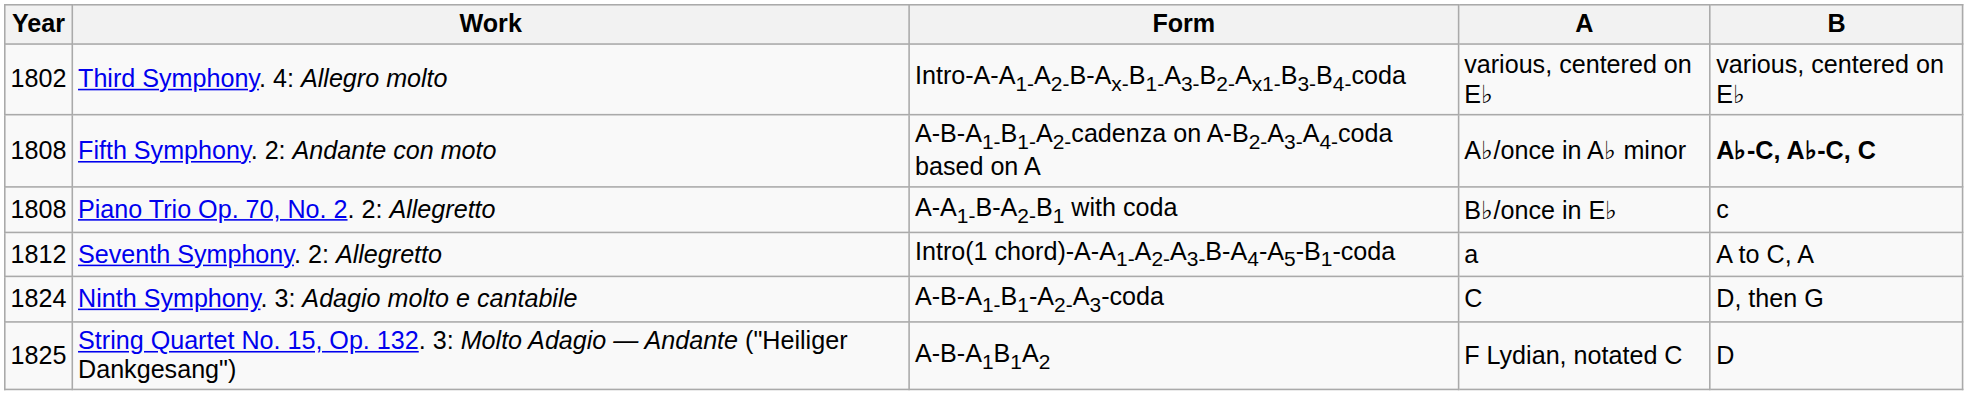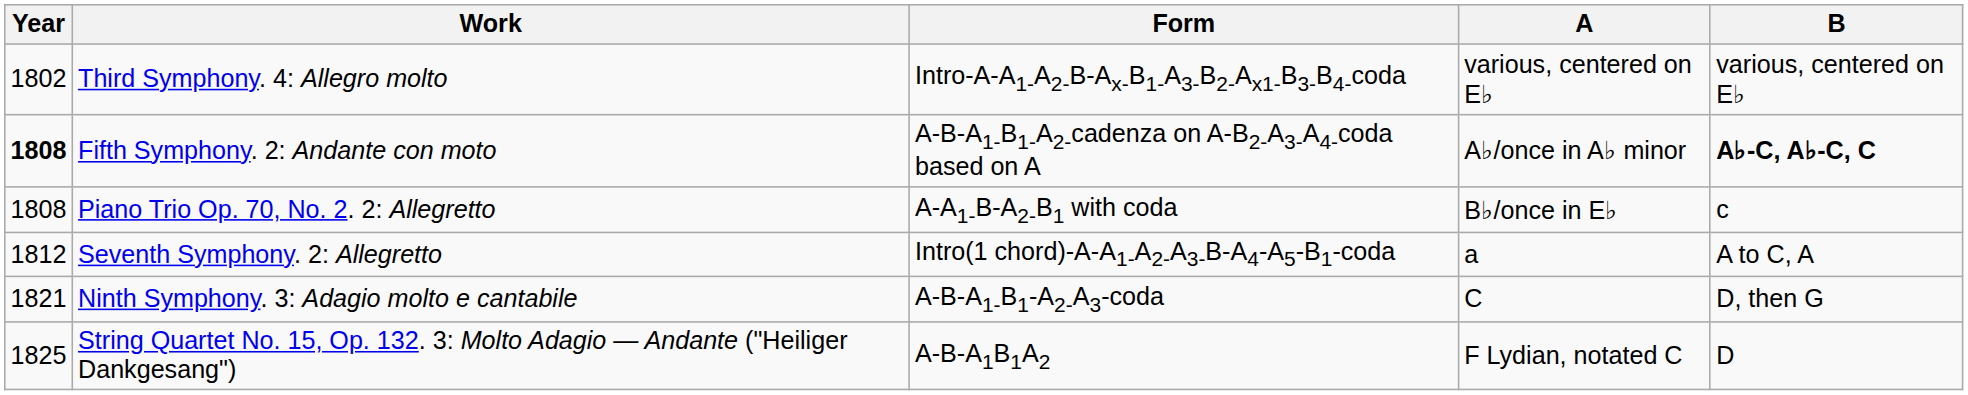(39, 150) normal -> (39, 150) bold
(39, 299) 1824 -> (39, 299) 1821
